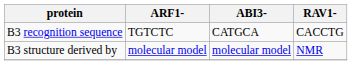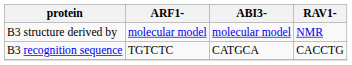rows swapped: (62, 50) <-> (65, 32)
